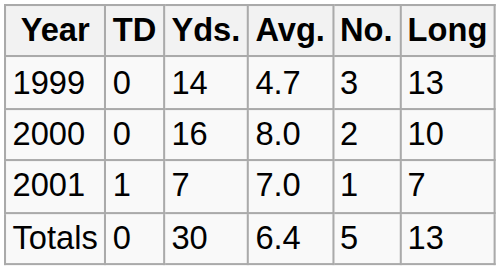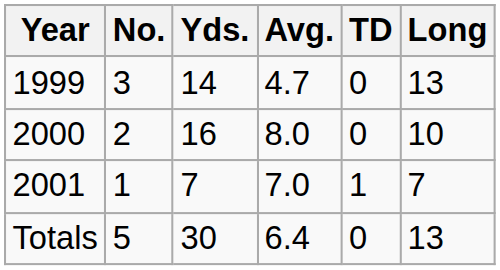columns swapped: (366, 30) <-> (135, 30)
